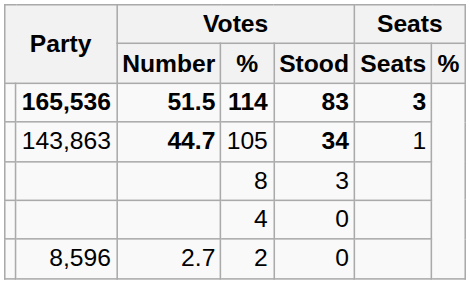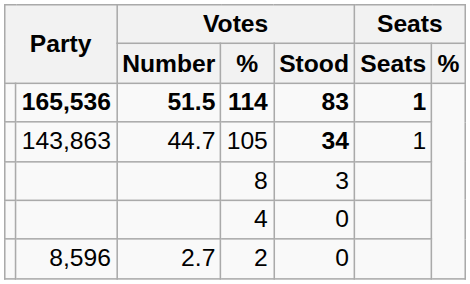(419, 102) 3 -> (419, 102) 1
(191, 141) bold -> (191, 141) normal
